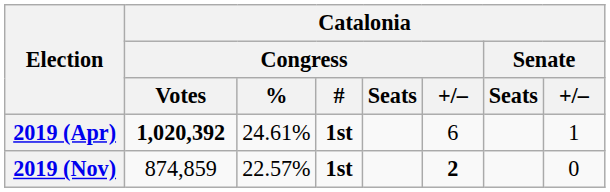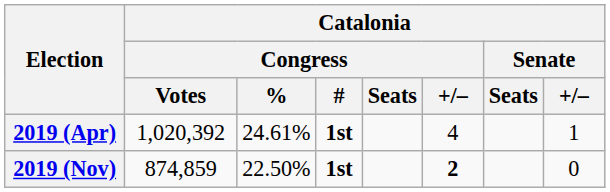(181, 132) bold -> (181, 132) normal
(453, 132) 6 -> (453, 132) 4
(276, 169) 22.57% -> (276, 169) 22.50%
